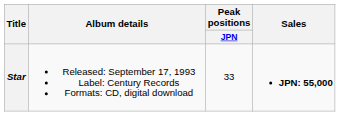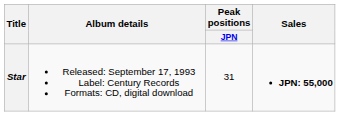(229, 77) 33 -> (229, 77) 31
